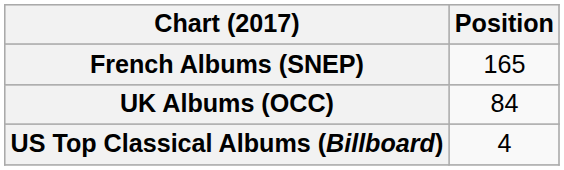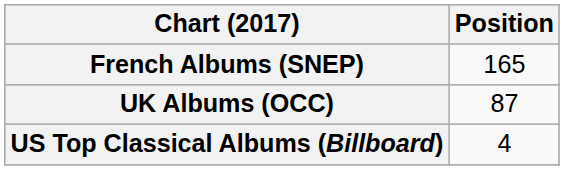(504, 104) 84 -> (504, 104) 87
